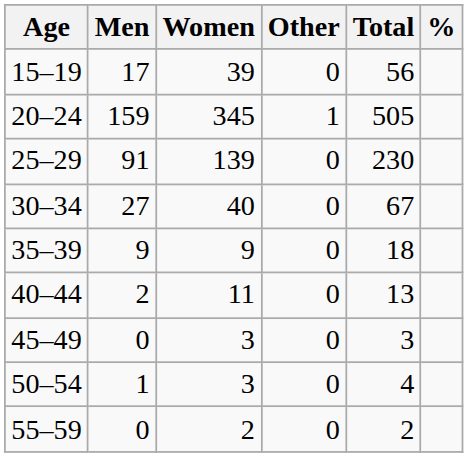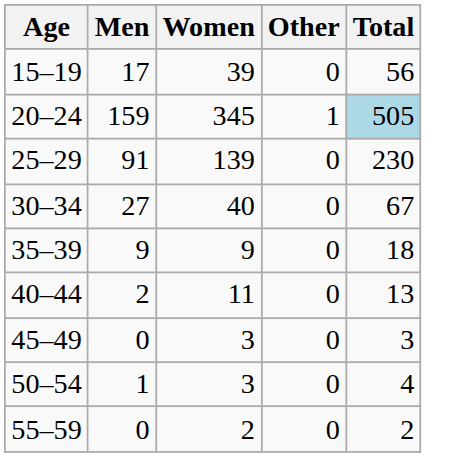- column: (441, 26)
(393, 116) no background -> (393, 116) lightblue background
